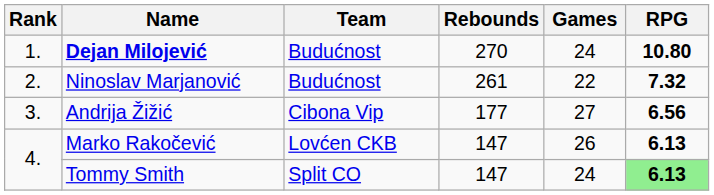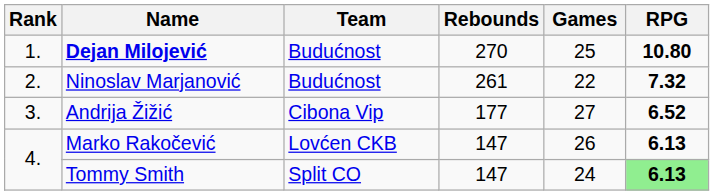(585, 50) 24 -> (585, 50) 25
(667, 112) 6.56 -> (667, 112) 6.52
